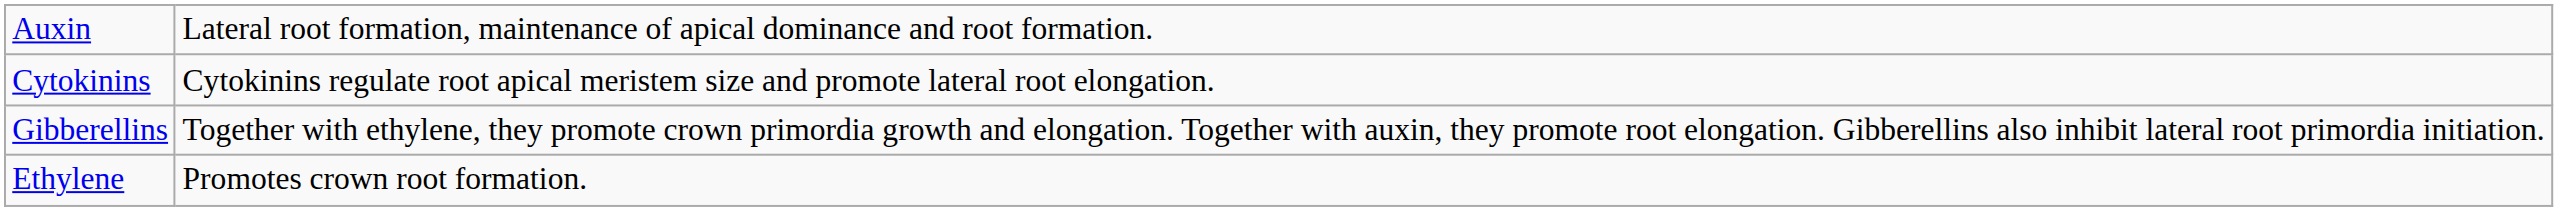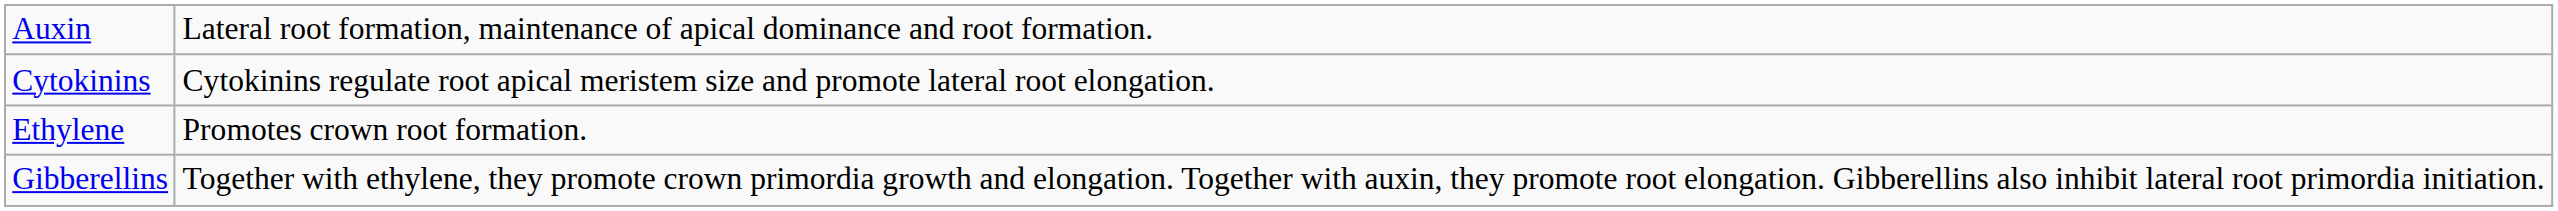rows swapped: (68, 179) <-> (90, 129)
